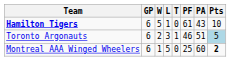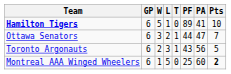(187, 24) 61 -> (187, 24) 89
(201, 24) 43 -> (201, 24) 41
+ row: (42, 37)
(187, 37) 46 -> (187, 50) 43
(201, 37) 51 -> (201, 50) 56
(216, 37) lightblue background -> (216, 50) no background
